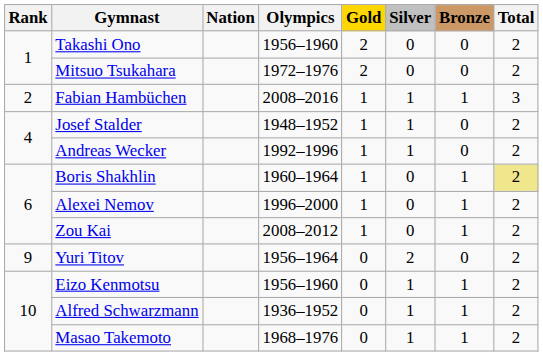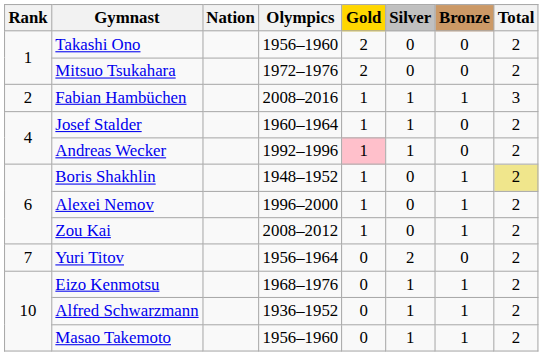(300, 124) 1948–1952 -> (300, 124) 1960–1964
(364, 151) no background -> (364, 151) pink background
(300, 177) 1960–1964 -> (300, 177) 1948–1952
(28, 257) 9 -> (28, 257) 7
(300, 284) 1956–1960 -> (300, 284) 1968–1976
(300, 337) 1968–1976 -> (300, 337) 1956–1960
